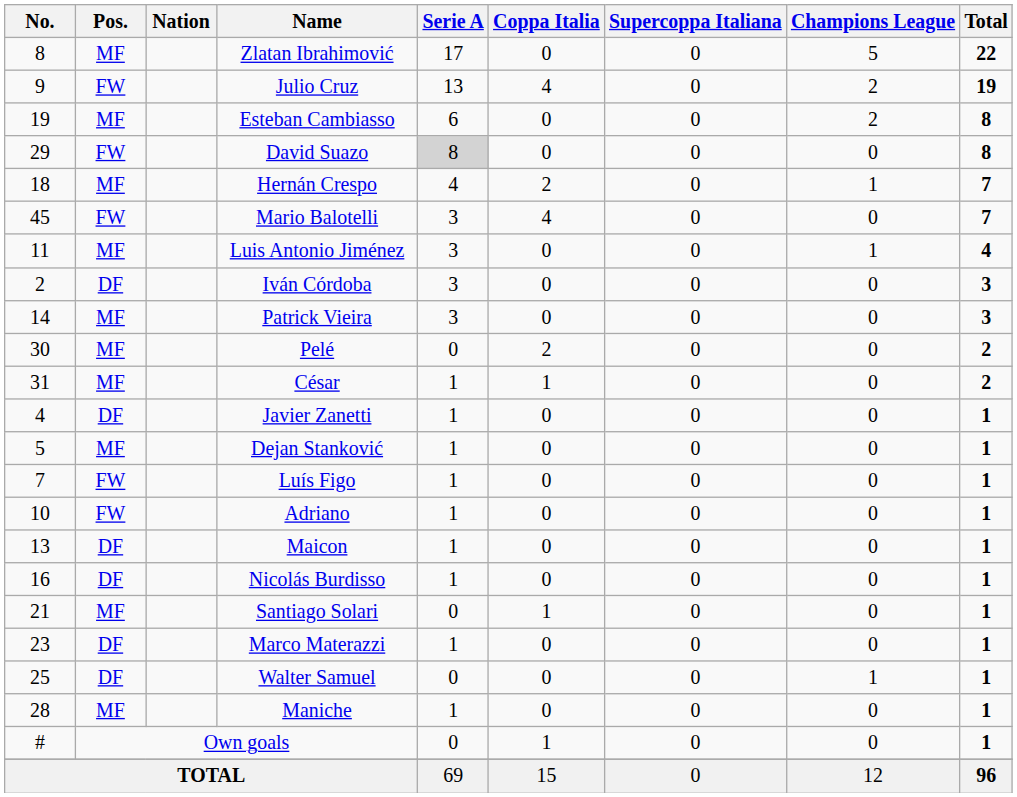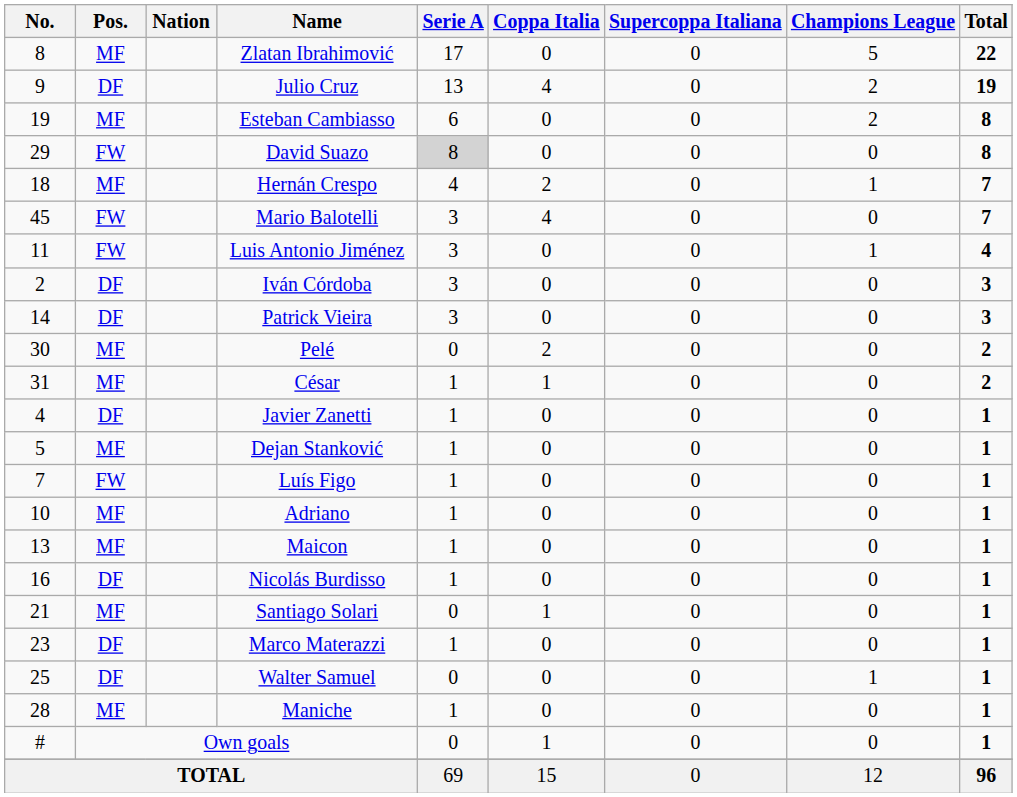(110, 86) FW -> (110, 86) DF
(110, 250) MF -> (110, 250) FW
(110, 316) MF -> (110, 316) DF
(110, 513) FW -> (110, 513) MF
(110, 546) DF -> (110, 546) MF
